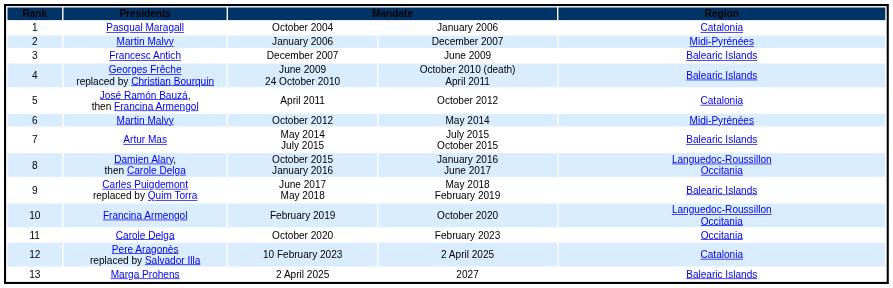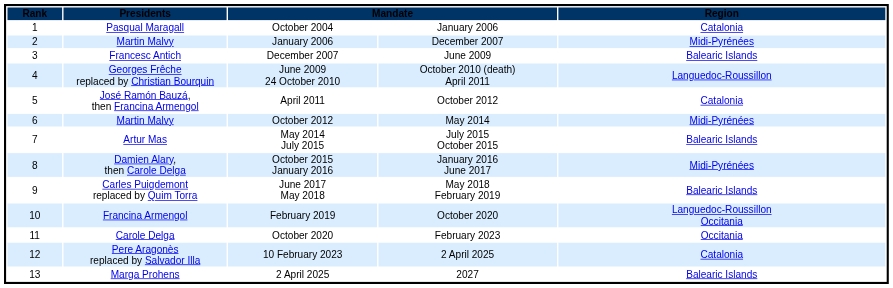(722, 75) Balearic Islands -> (722, 75) Languedoc-Roussillon
(722, 165) Languedoc-Roussillon Occitania -> (722, 165) Midi-Pyrénées
